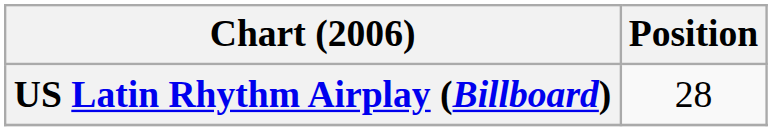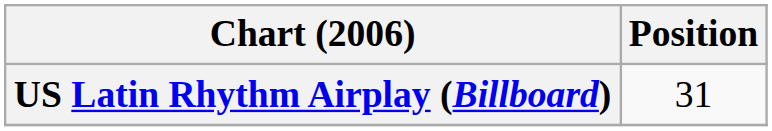(693, 93) 28 -> (693, 93) 31
